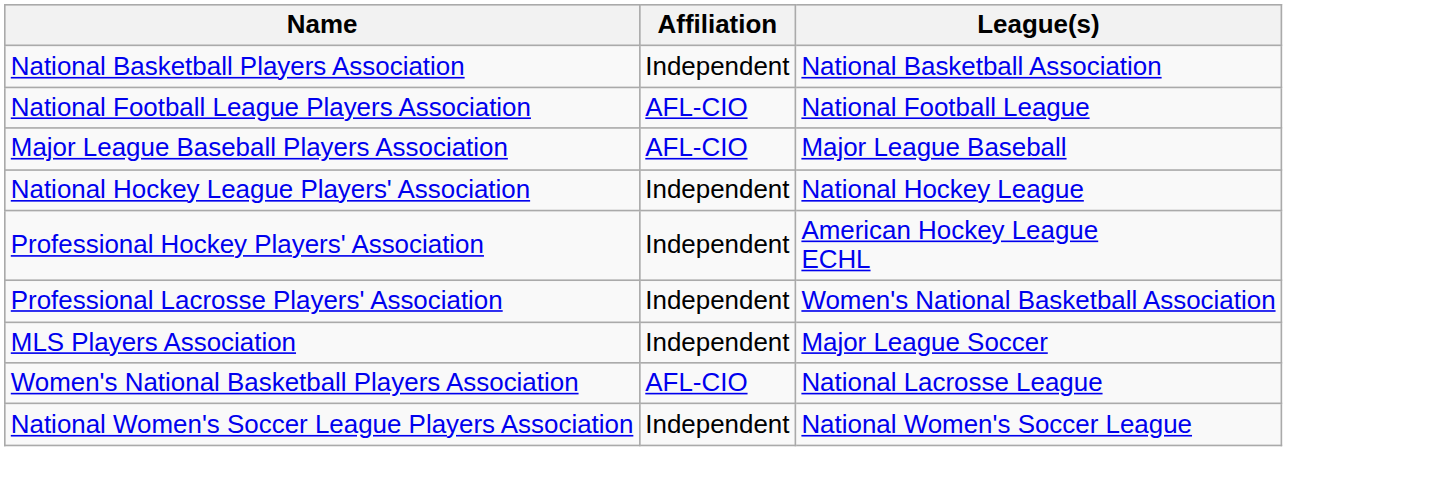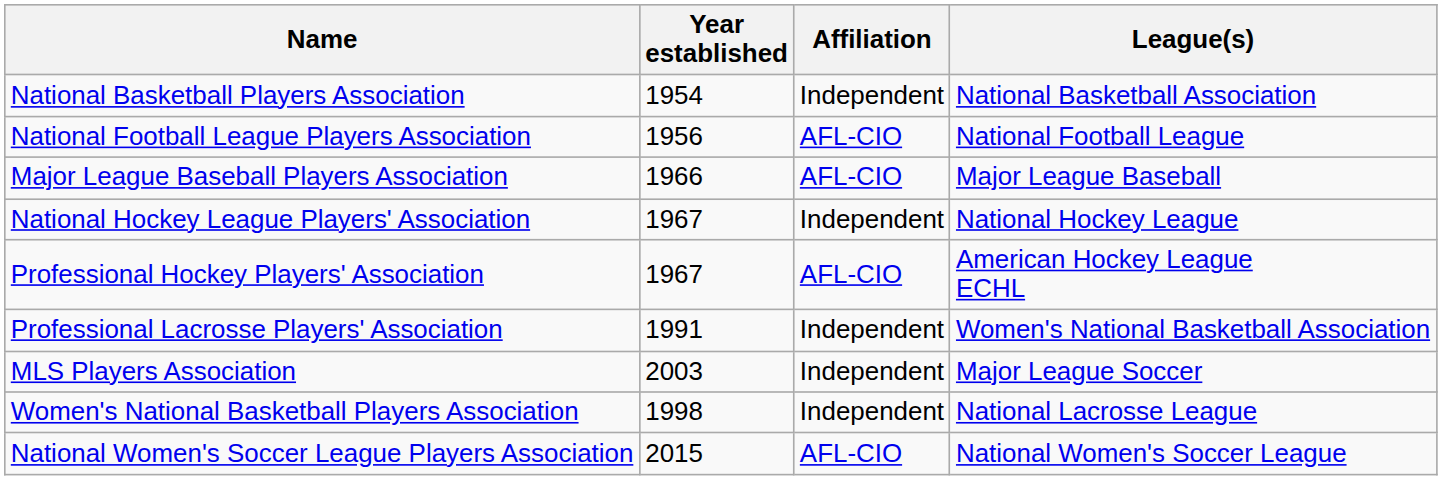+ column: (717, 39)
(717, 245) Independent -> (851, 274) AFL-CIO
(696, 383) AFL-CIO -> (872, 412) Independent
(717, 424) Independent -> (851, 453) AFL-CIO
